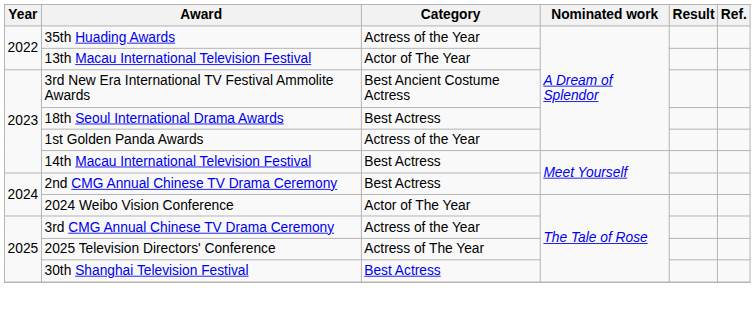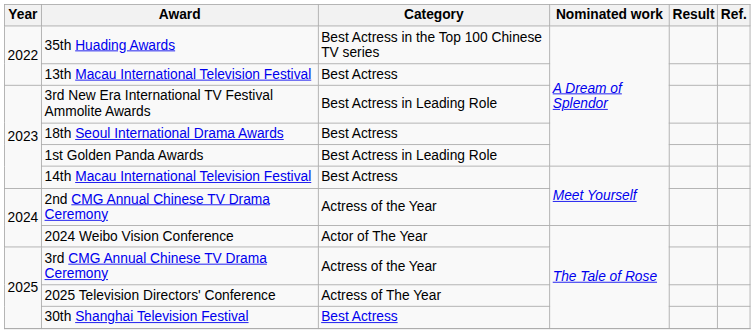(422, 37) Actress of the Year -> (432, 44) Best Actress in the Top 100 Chinese TV series
(417, 59) Actor of The Year -> (359, 74) Best Actress
(432, 88) Best Ancient Costume Actress -> (409, 104) Best Actress in Leading Role
(422, 140) Actress of the Year -> (409, 155) Best Actress in Leading Role
(402, 183) Best Actress -> (379, 206) Actress of the Year
